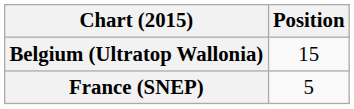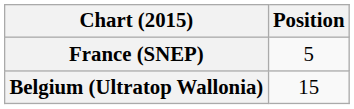rows swapped: (136, 53) <-> (136, 86)
